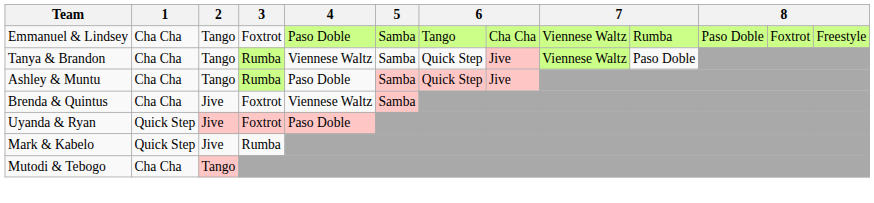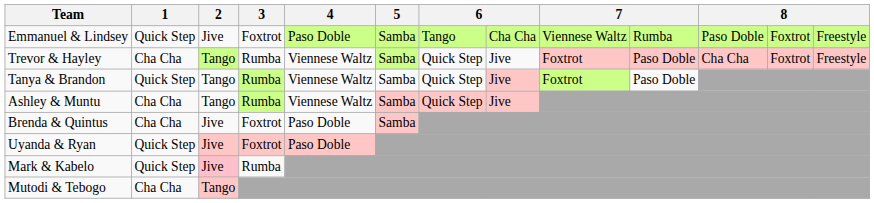(158, 36) Cha Cha -> (165, 36) Quick Step
(218, 36) Tango -> (212, 36) Jive
+ row: (55, 58)
(158, 58) Cha Cha -> (165, 79) Quick Step
(585, 58) Viennese Waltz -> (562, 79) Foxtrot
(319, 79) Paso Doble -> (330, 101) Viennese Waltz
(330, 101) Viennese Waltz -> (319, 123) Paso Doble
(212, 144) no background -> (212, 166) pink background
